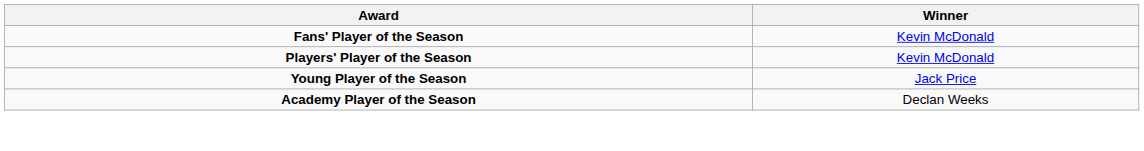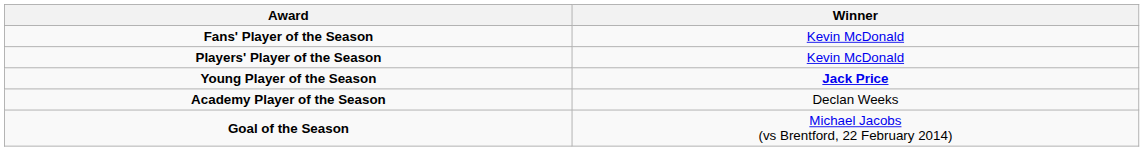(946, 79) normal -> (855, 79) bold
+ row: (288, 129)
